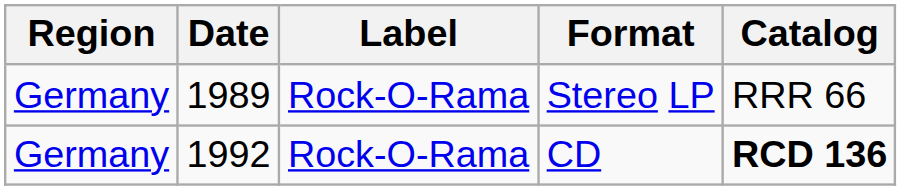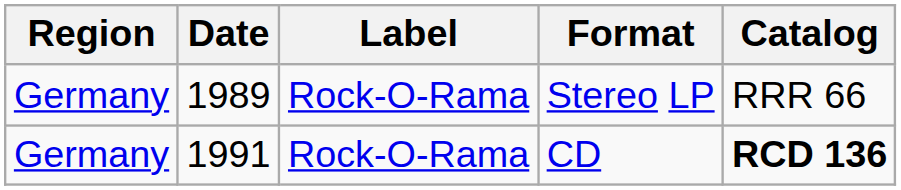(229, 154) 1992 -> (229, 154) 1991
